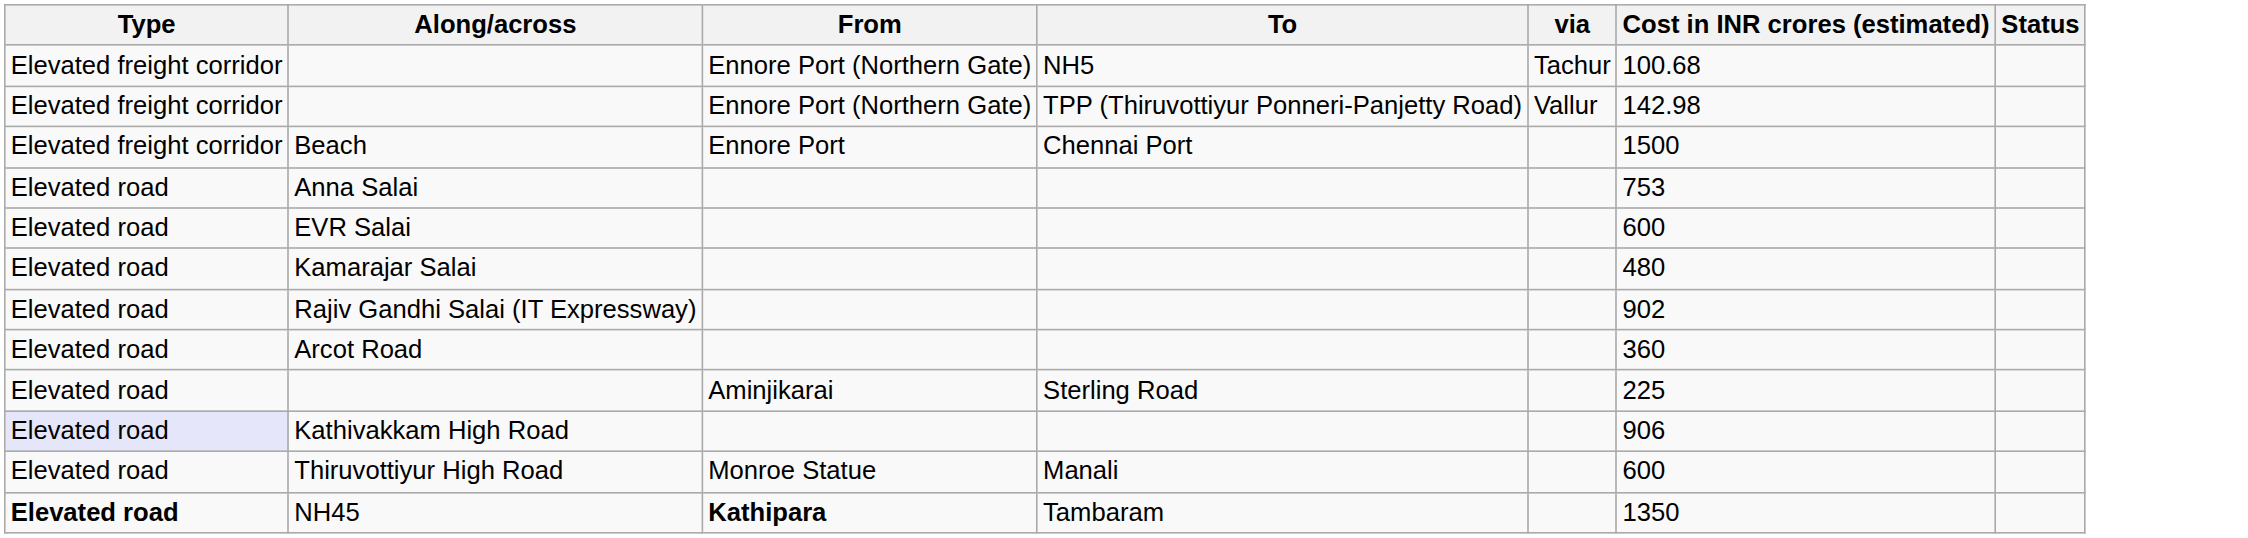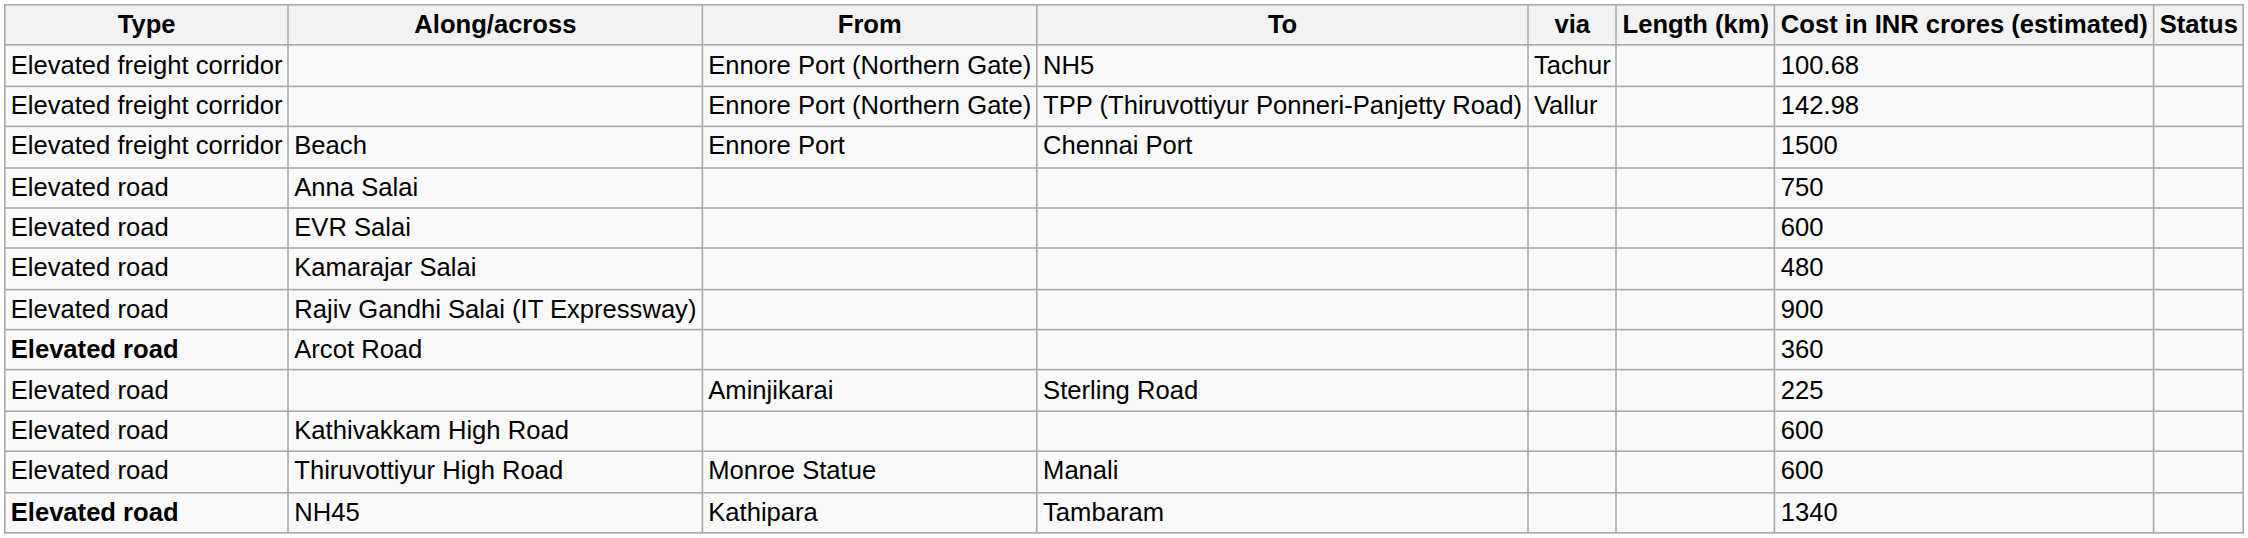+ column: (1696, 24)
(1644, 187) 753 -> (1802, 187) 750
(1644, 308) 902 -> (1802, 308) 900
(90, 349) normal -> (95, 349) bold
(90, 430) lavender background -> (90, 430) no background
(1644, 430) 906 -> (1802, 430) 600
(767, 512) bold -> (763, 512) normal
(1651, 512) 1350 -> (1809, 512) 1340
